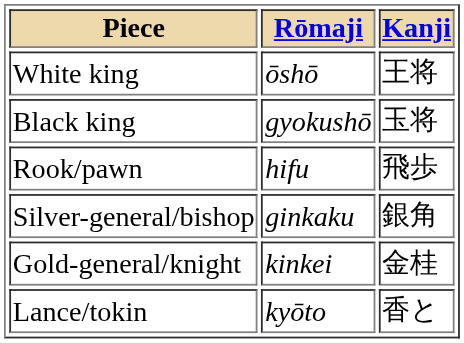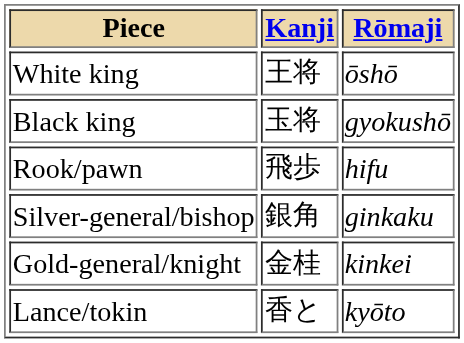columns swapped: (417, 28) <-> (318, 28)
